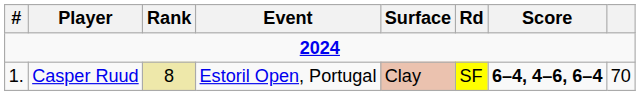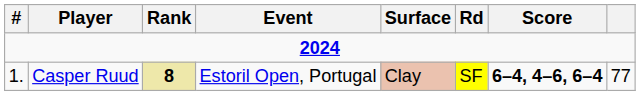(169, 76) normal -> (169, 76) bold
(621, 76) 70 -> (621, 76) 77
